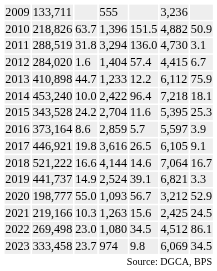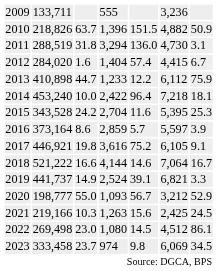(141, 146) 26.5 -> (141, 146) 75.2
(141, 229) 34.5 -> (141, 229) 14.5
